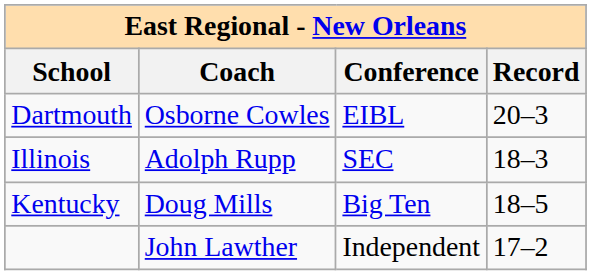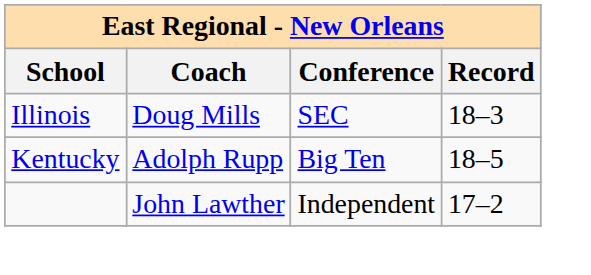- row: (72, 114)
(220, 159) Adolph Rupp -> (196, 114) Doug Mills
(209, 203) Doug Mills -> (208, 159) Adolph Rupp
